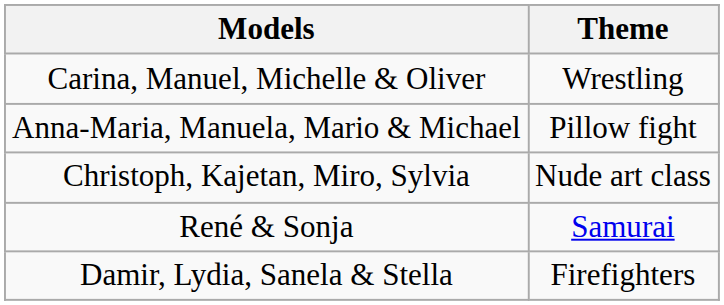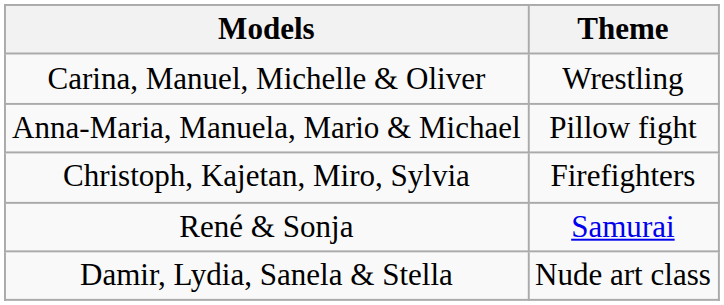(623, 176) Nude art class -> (623, 176) Firefighters
(623, 275) Firefighters -> (623, 275) Nude art class
